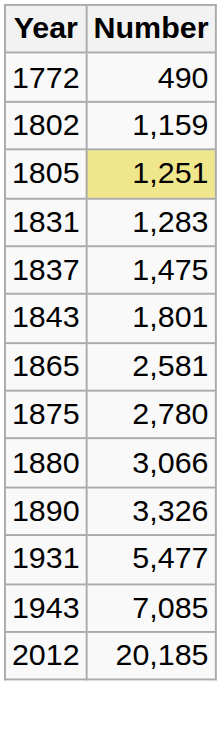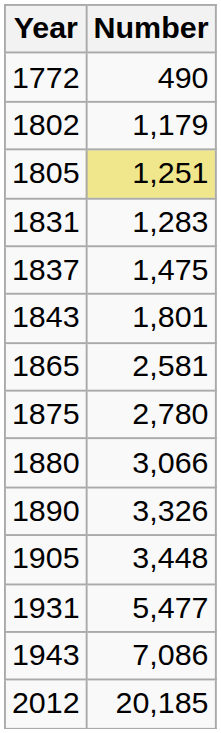(170, 125) 1,159 -> (170, 125) 1,179
+ row: (46, 558)
(170, 607) 7,085 -> (170, 655) 7,086
